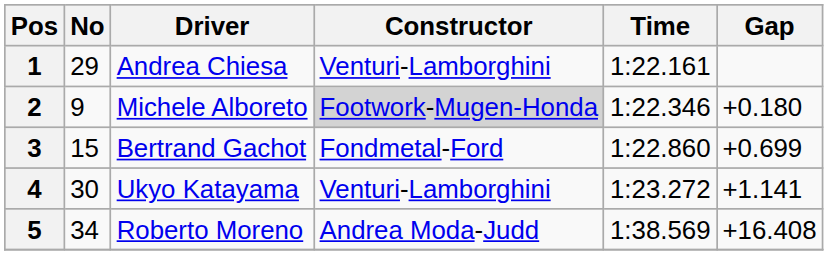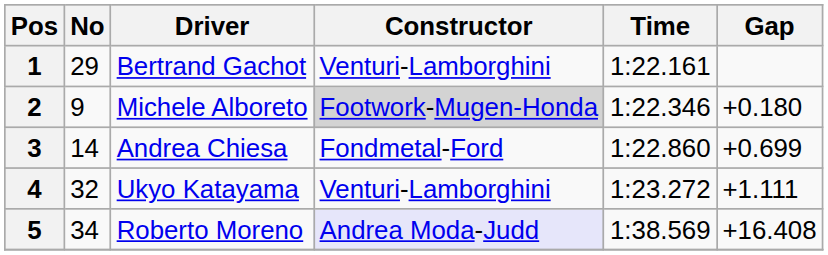(202, 66) Andrea Chiesa -> (211, 66) Bertrand Gachot
(85, 148) 15 -> (85, 148) 14
(211, 148) Bertrand Gachot -> (202, 148) Andrea Chiesa
(85, 189) 30 -> (85, 189) 32
(762, 189) +1.141 -> (760, 189) +1.111
(429, 230) no background -> (429, 230) lavender background
